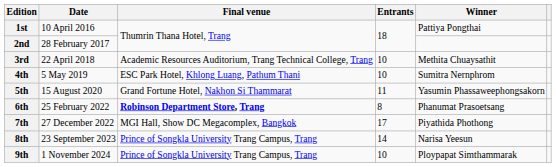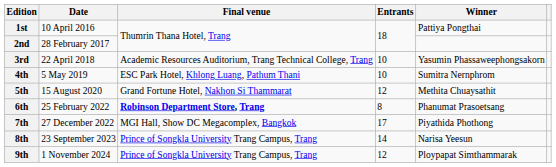(457, 59) Methita Chuaysathit -> (481, 59) Yasumin Phassaweephongsakorn
(382, 91) 11 -> (382, 91) 12
(481, 91) Yasumin Phassaweephongsakorn -> (457, 91) Methita Chuaysathit
(382, 154) 10 -> (382, 154) 12
